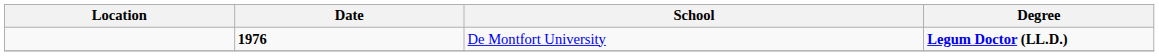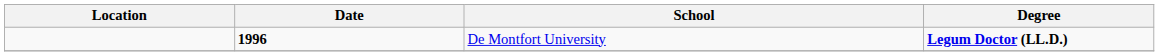(252, 39) 1976 -> (252, 39) 1996
